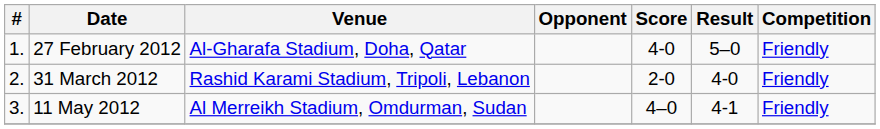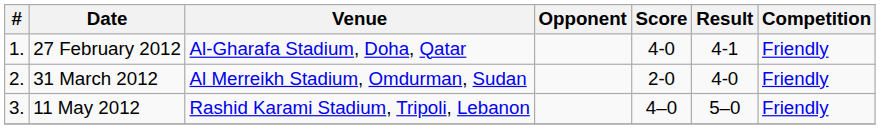(725, 49) 5–0 -> (725, 49) 4-1
(360, 78) Rashid Karami Stadium, Tripoli, Lebanon -> (358, 78) Al Merreikh Stadium, Omdurman, Sudan
(358, 108) Al Merreikh Stadium, Omdurman, Sudan -> (360, 108) Rashid Karami Stadium, Tripoli, Lebanon
(725, 108) 4-1 -> (725, 108) 5–0
